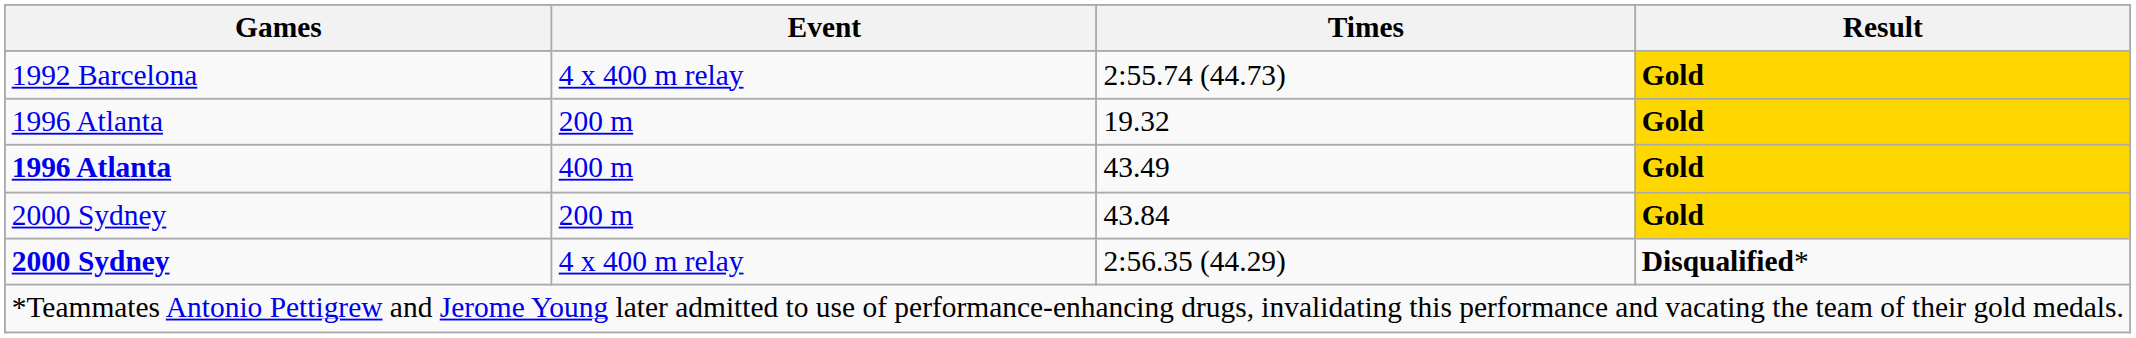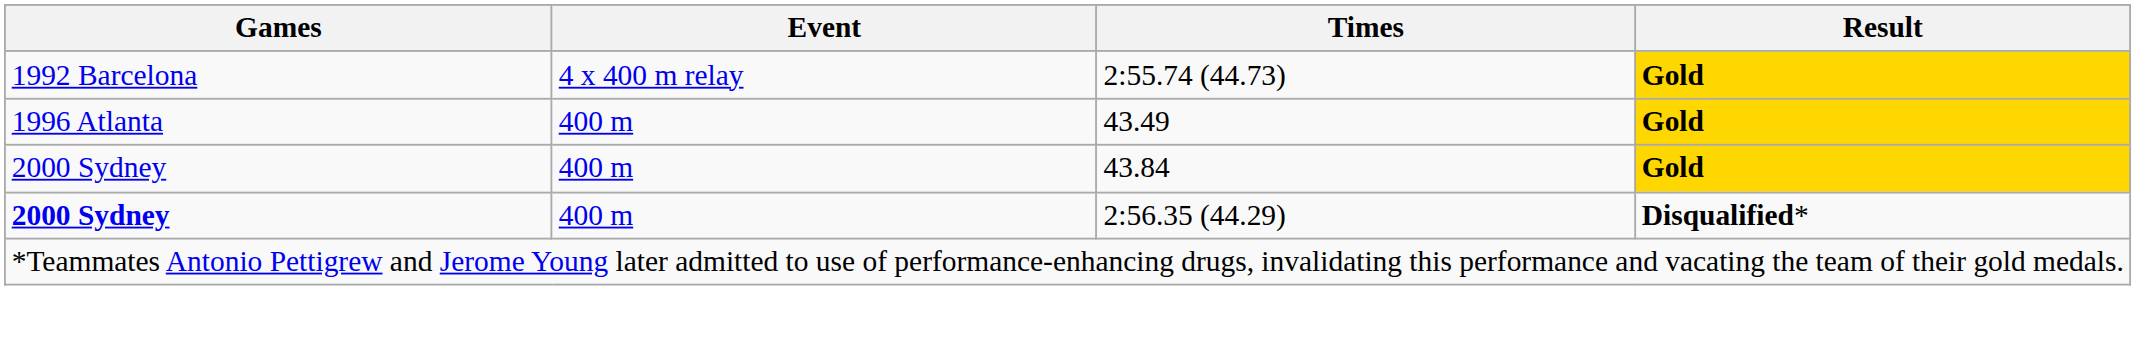- row: (1137, 121)
(91, 167) bold -> (87, 121) normal
(596, 214) 200 m -> (596, 167) 400 m
(651, 261) 4 x 400 m relay -> (596, 214) 400 m
